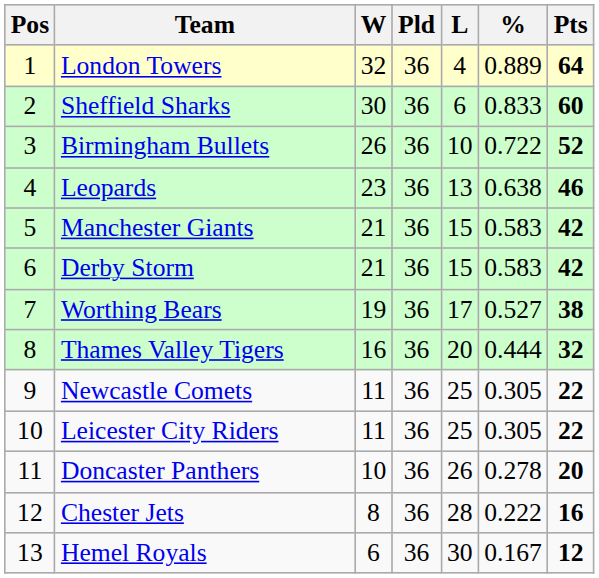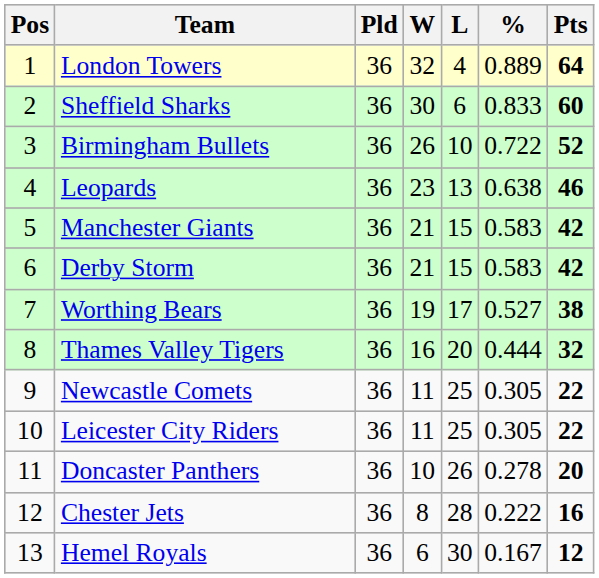columns swapped: (417, 24) <-> (374, 24)
